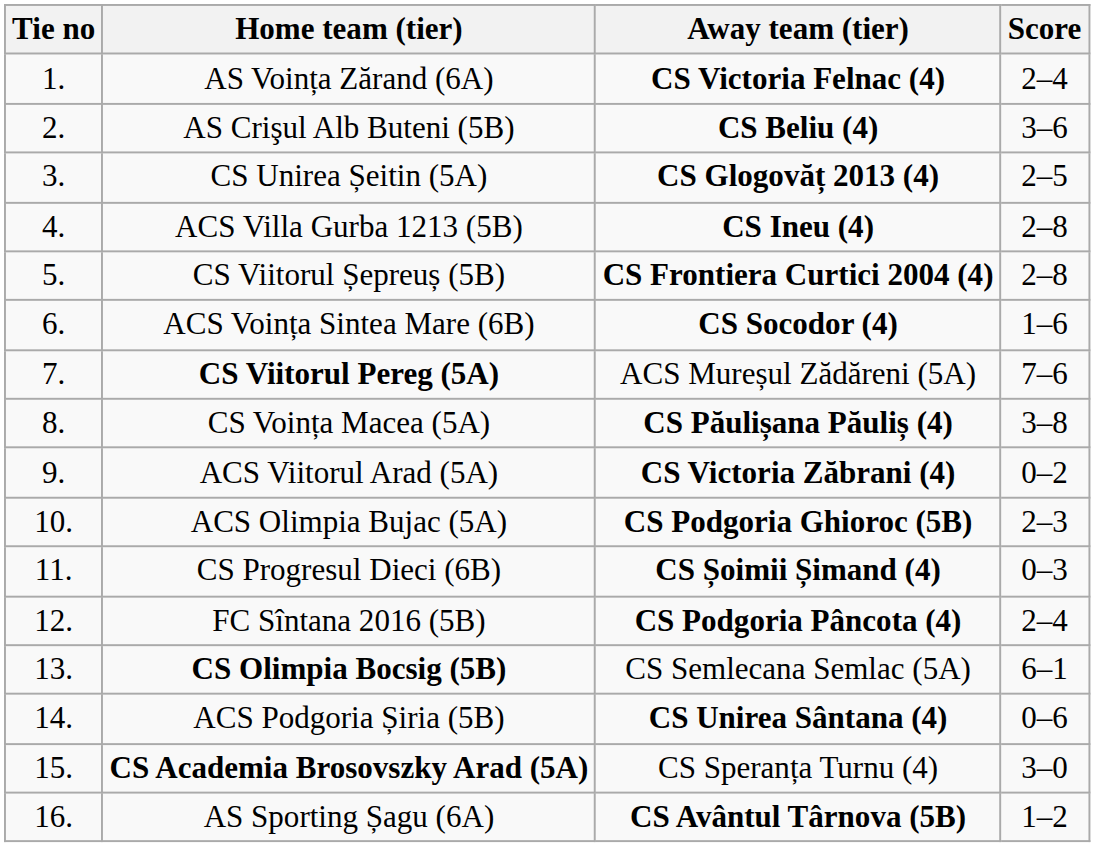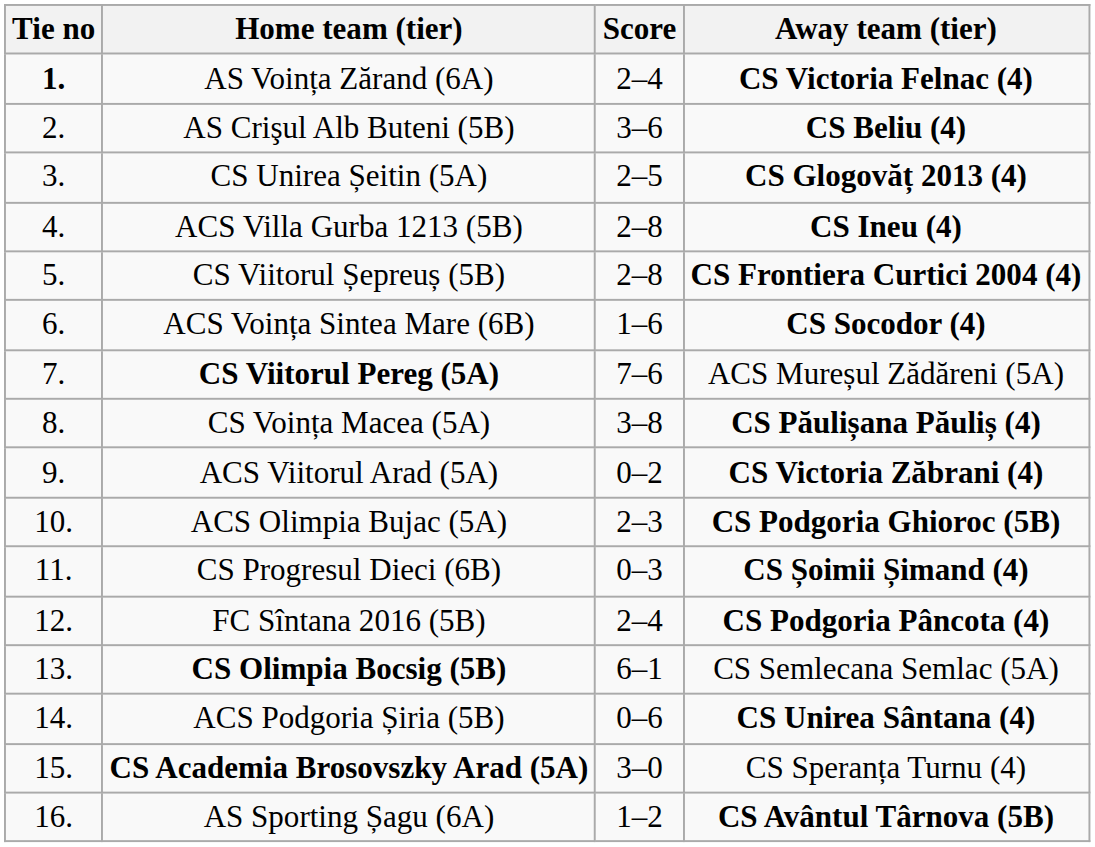columns swapped: (1045, 29) <-> (798, 29)
(54, 78) normal -> (54, 78) bold
